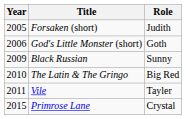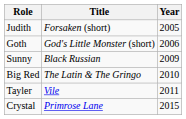columns swapped: (17, 12) <-> (163, 12)
